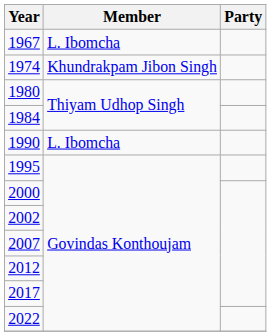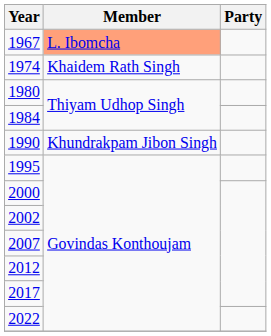(84, 42) no background -> (84, 42) lightsalmon background
(132, 67) Khundrakpam Jibon Singh -> (114, 67) Khaidem Rath Singh
(84, 142) L. Ibomcha -> (132, 142) Khundrakpam Jibon Singh
